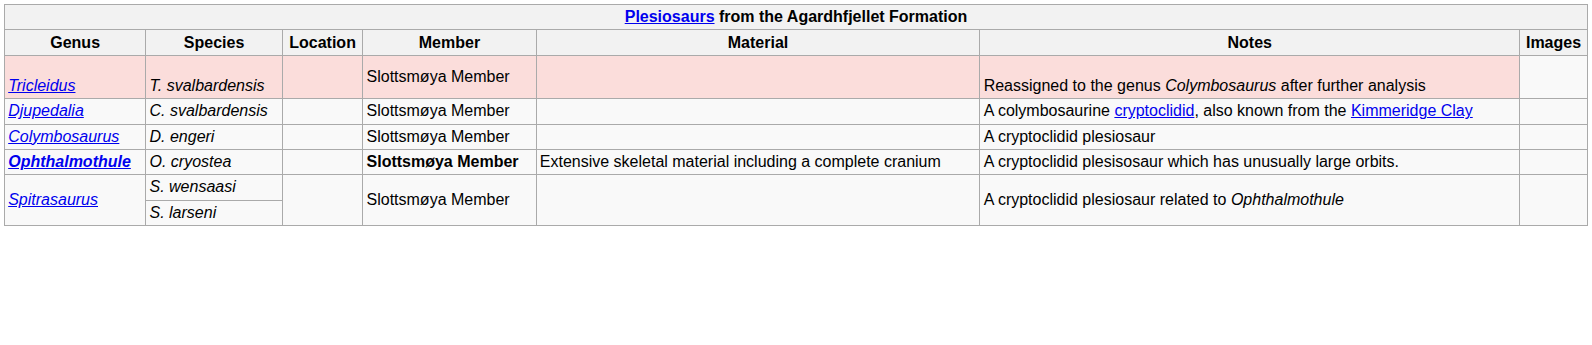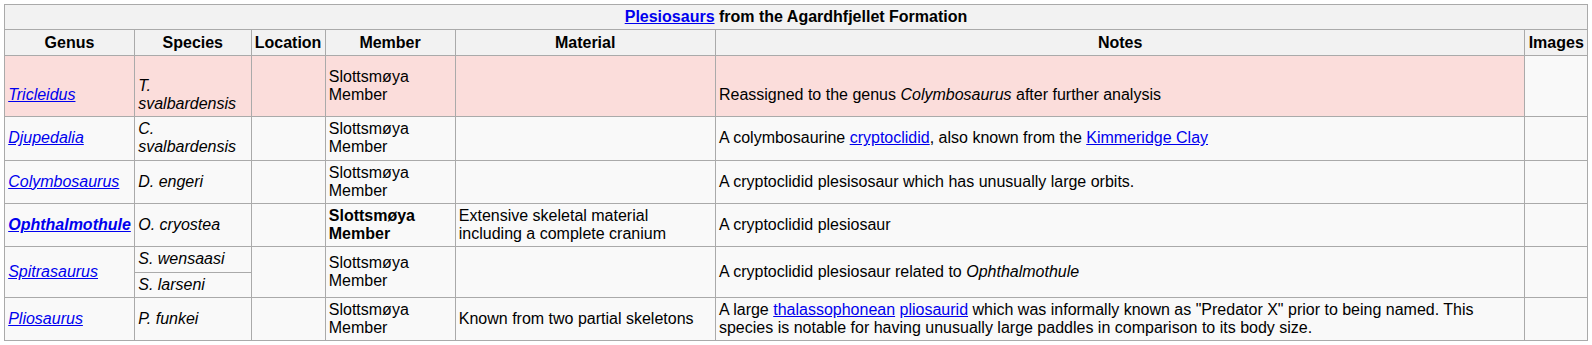(1069, 136) A cryptoclidid plesiosaur -> (927, 181) A cryptoclidid plesisosaur which has unusually large orbits.
(1191, 162) A cryptoclidid plesisosaur which has unusually large orbits. -> (805, 225) A cryptoclidid plesiosaur
+ row: (168, 319)
